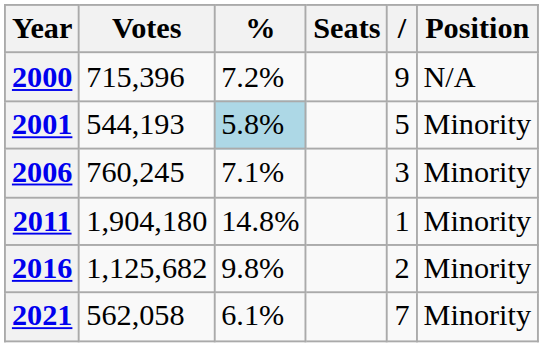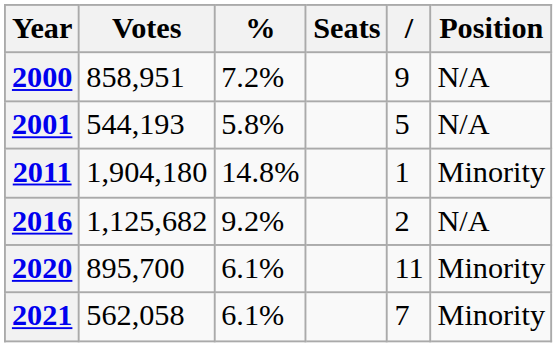(135, 76) 715,396 -> (135, 76) 858,951
(253, 124) lightblue background -> (253, 124) no background
(477, 124) Minority -> (464, 124) N/A
- row: (42, 172)
(253, 268) 9.8% -> (253, 220) 9.2%
(477, 268) Minority -> (464, 220) N/A
+ row: (42, 268)
